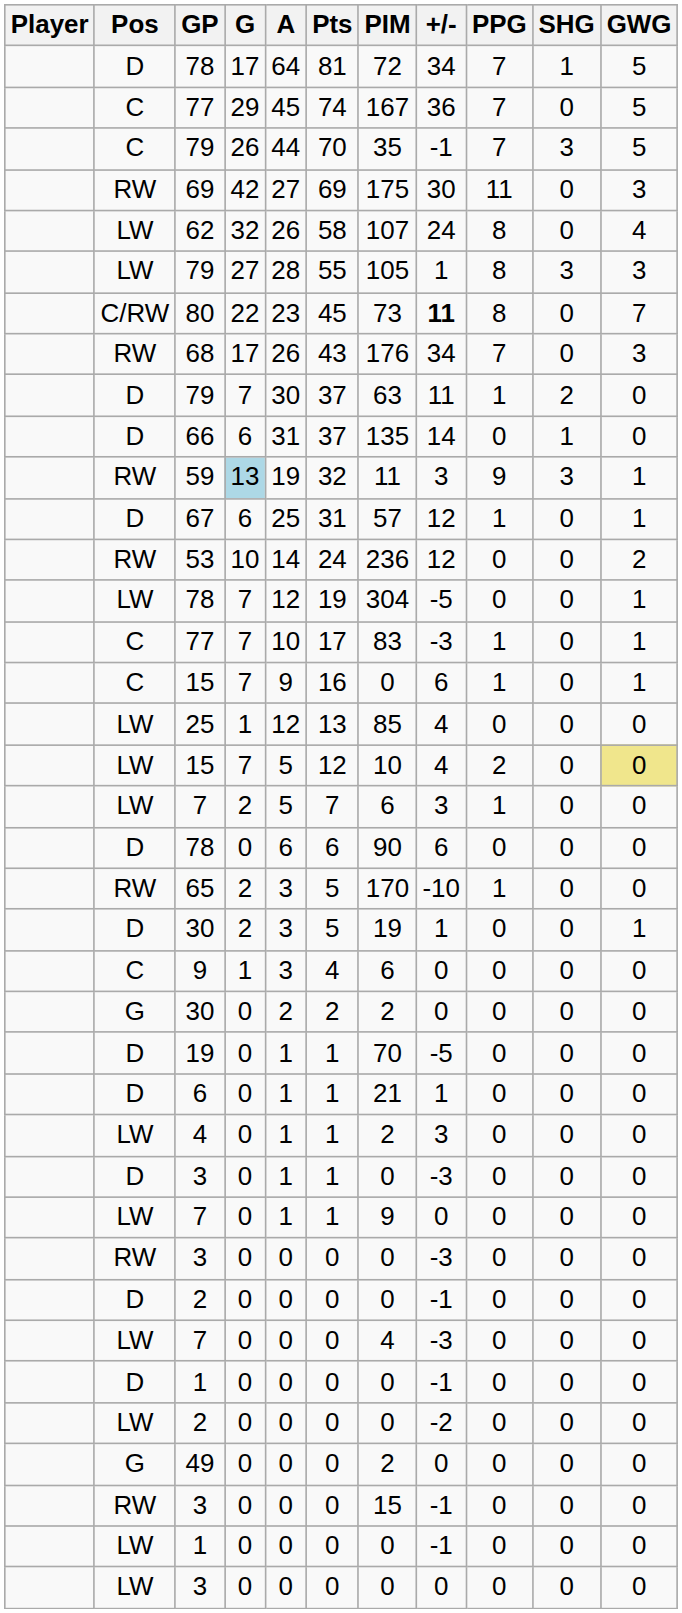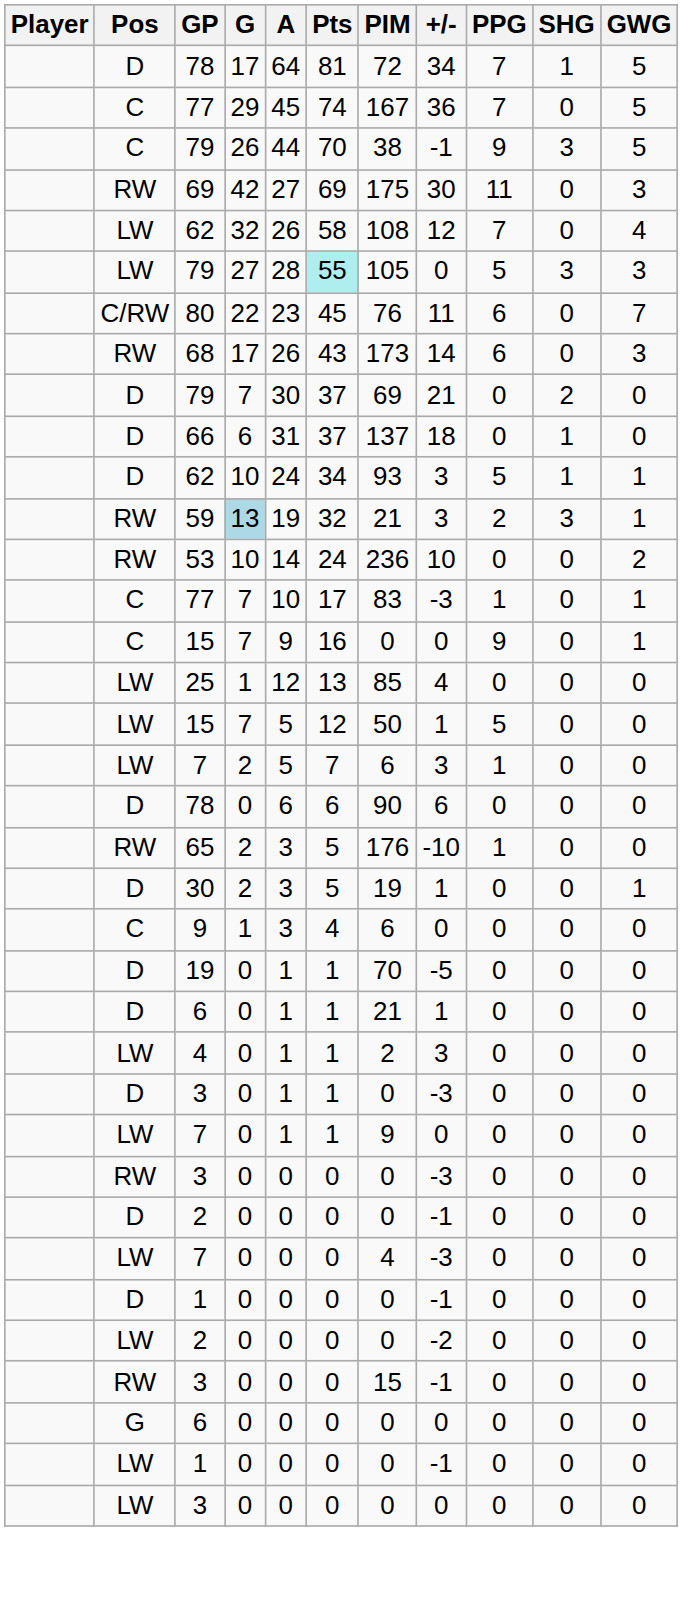(387, 148) 35 -> (387, 148) 38
(499, 148) 7 -> (499, 148) 9
(387, 230) 107 -> (387, 230) 108
(441, 230) 24 -> (441, 230) 12
(499, 230) 8 -> (499, 230) 7
(332, 271) no background -> (332, 271) paleturquoise background
(441, 271) 1 -> (441, 271) 0
(499, 271) 8 -> (499, 271) 5
(387, 312) 73 -> (387, 312) 76
(441, 312) bold -> (441, 312) normal
(499, 312) 8 -> (499, 312) 6
(387, 353) 176 -> (387, 353) 173
(441, 353) 34 -> (441, 353) 14
(499, 353) 7 -> (499, 353) 6
(387, 395) 63 -> (387, 395) 69
(441, 395) 11 -> (441, 395) 21
(499, 395) 1 -> (499, 395) 0
(387, 436) 135 -> (387, 436) 137
(441, 436) 14 -> (441, 436) 18
+ row: (135, 477)
(387, 477) 11 -> (387, 518) 21
(499, 477) 9 -> (499, 518) 2
- row: (135, 518)
(441, 559) 12 -> (441, 559) 10
- row: (135, 600)
(441, 682) 6 -> (441, 641) 0
(499, 682) 1 -> (499, 641) 9
(387, 764) 10 -> (387, 723) 50
(441, 764) 4 -> (441, 723) 1
(499, 764) 2 -> (499, 723) 5
(639, 764) khaki background -> (639, 723) no background
(387, 888) 170 -> (387, 847) 176
- row: (135, 1011)
- row: (135, 1463)
+ row: (135, 1422)
